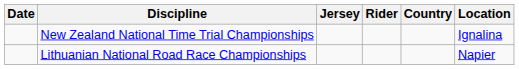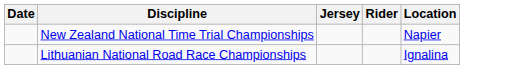- column: (428, 14)
(480, 34) Ignalina -> (422, 34) Napier
(477, 54) Napier -> (426, 54) Ignalina
